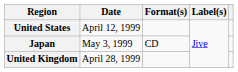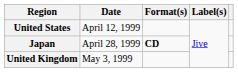(107, 43) May 3, 1999 -> (111, 43) April 28, 1999
(152, 43) normal -> (152, 43) bold
(111, 59) April 28, 1999 -> (107, 59) May 3, 1999
